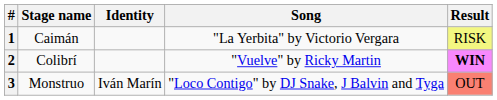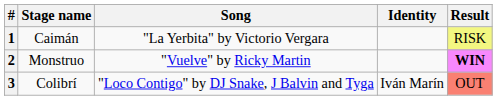columns swapped: (306, 15) <-> (130, 15)
(56, 60) Colibrí -> (56, 60) Monstruo
(56, 83) Monstruo -> (56, 83) Colibrí
